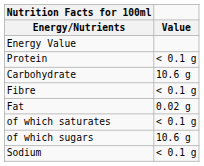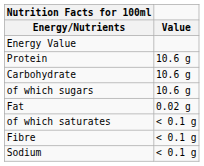(176, 59) < 0.1 g -> (173, 59) 10.6 g
rows swapped: (50, 138) <-> (21, 91)
